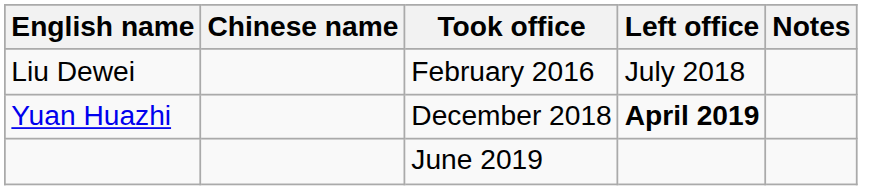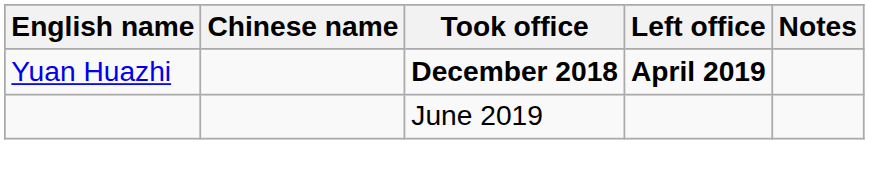- row: (73, 71)
(512, 116) normal -> (515, 71) bold
